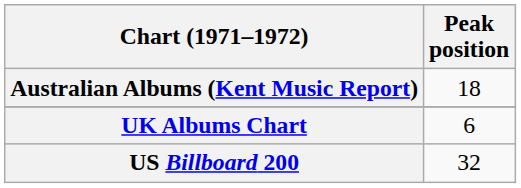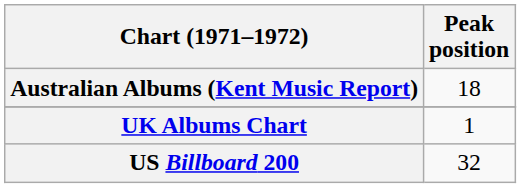(469, 125) 6 -> (469, 125) 1
